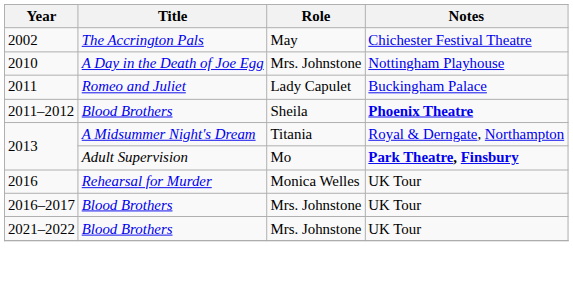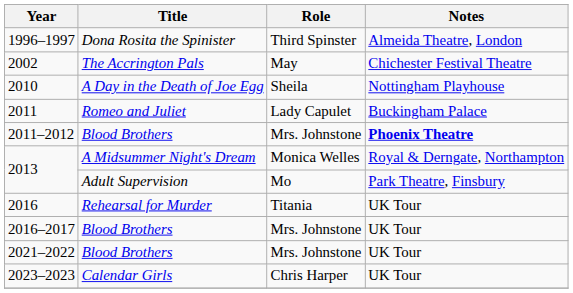+ row: (41, 39)
(316, 63) Mrs. Johnstone -> (289, 87) Sheila
(289, 110) Sheila -> (316, 134) Mrs. Johnstone
(291, 134) Titania -> (315, 157) Monica Welles
(443, 157) bold -> (437, 181) normal
(315, 181) Monica Welles -> (291, 205) Titania
+ row: (41, 275)
